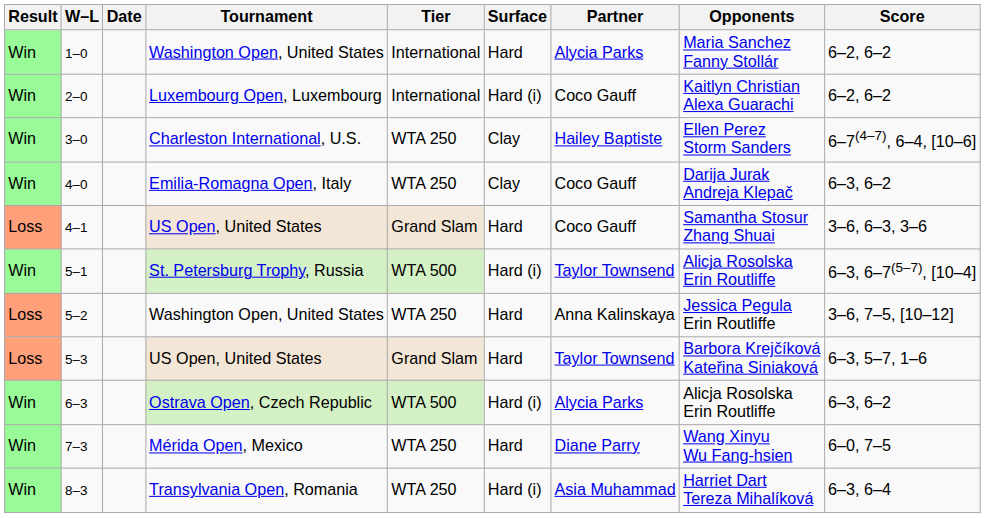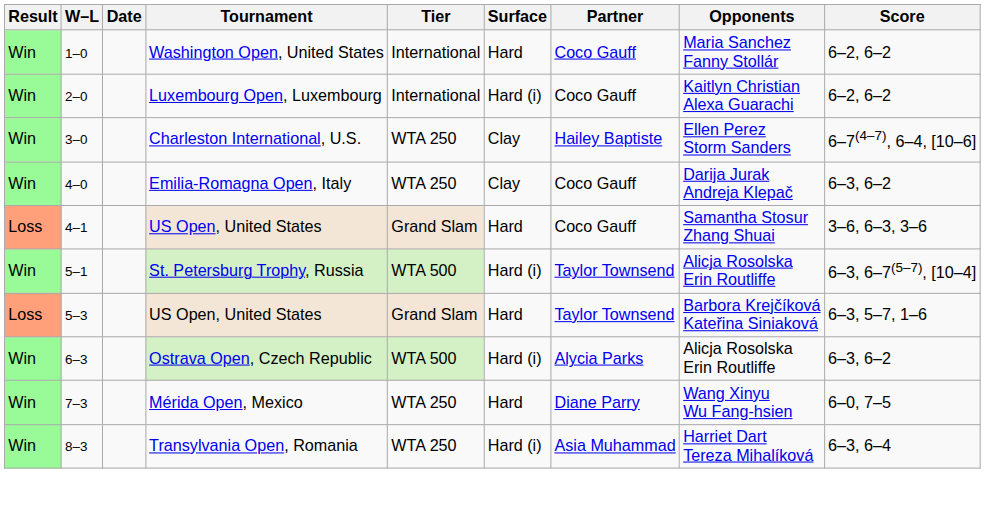(599, 52) Alycia Parks -> (595, 52) Coco Gauff
- row: (76, 315)
